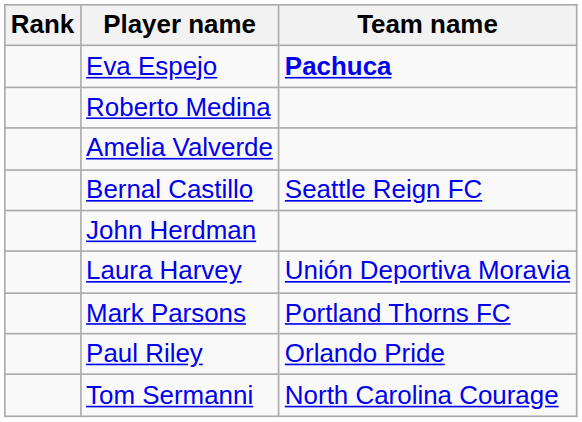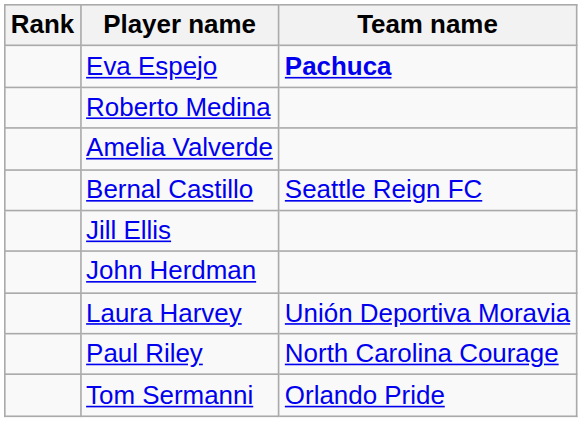+ row: (129, 230)
- row: (166, 312)
(365, 353) Orlando Pride -> (422, 353) North Carolina Courage
(422, 395) North Carolina Courage -> (365, 395) Orlando Pride
